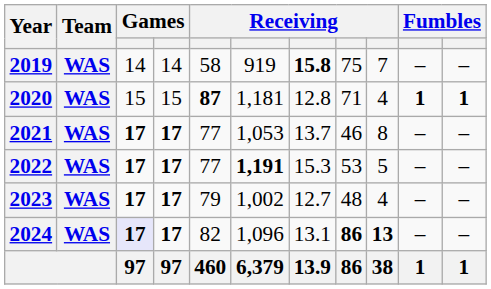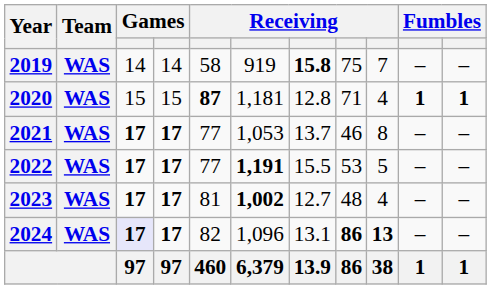(312, 166) 15.3 -> (312, 166) 15.5
(210, 199) 79 -> (210, 199) 81
(260, 199) normal -> (260, 199) bold
